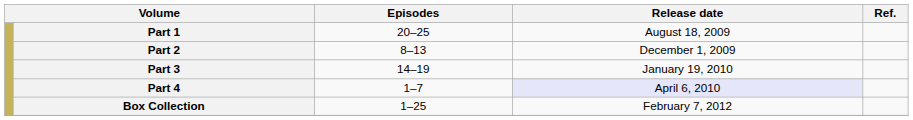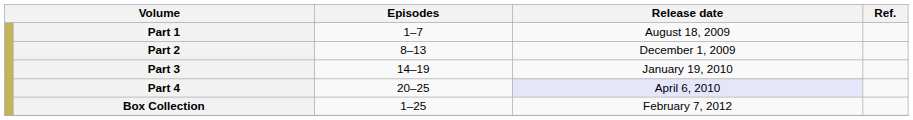(413, 32) 20–25 -> (413, 32) 1–7
(413, 87) 1–7 -> (413, 87) 20–25
